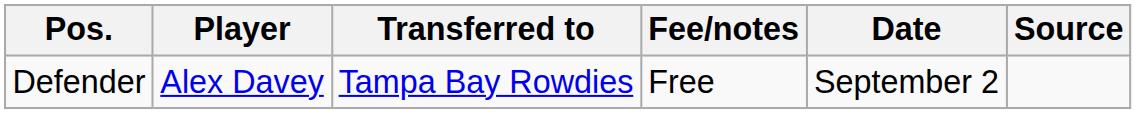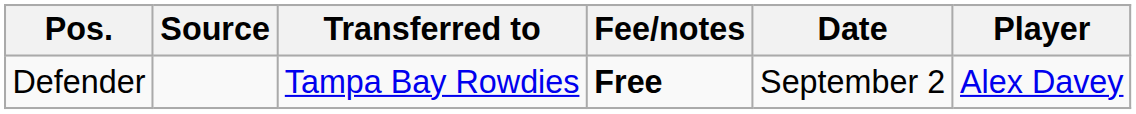columns swapped: (242, 30) <-> (1069, 30)
(681, 81) normal -> (628, 81) bold
